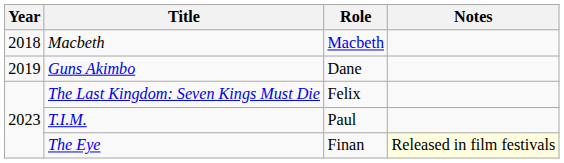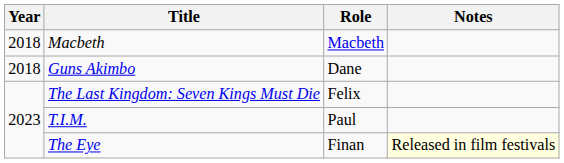(24, 68) 2019 -> (24, 68) 2018
